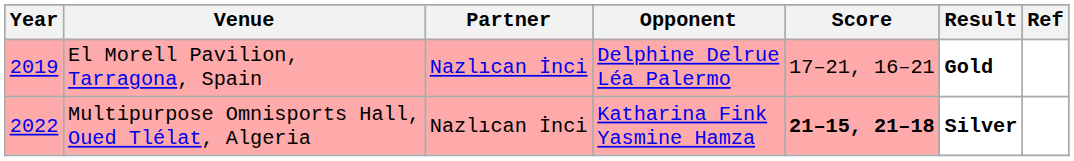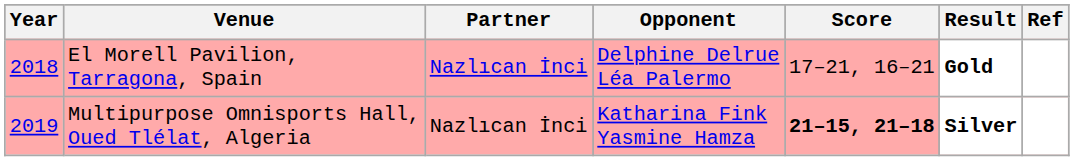(34, 68) 2019 -> (34, 68) 2018
(34, 126) 2022 -> (34, 126) 2019
